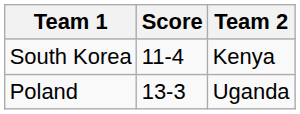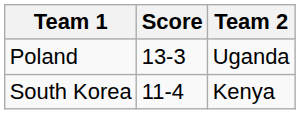rows swapped: (44, 91) <-> (71, 56)
